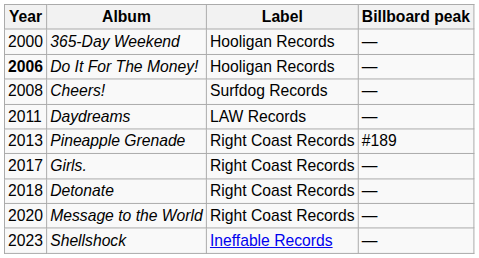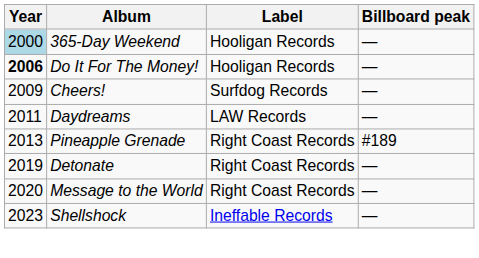(26, 41) no background -> (26, 41) lightblue background
(26, 91) 2008 -> (26, 91) 2009
- row: (69, 166)
(26, 191) 2018 -> (26, 166) 2019
